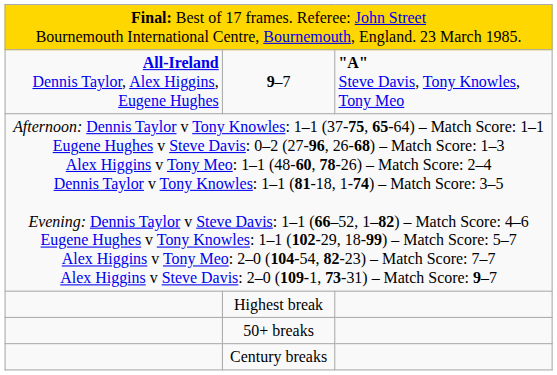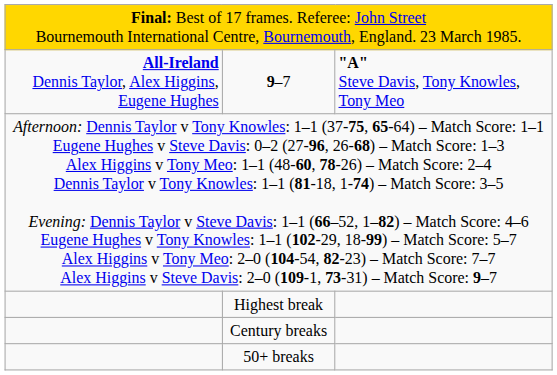rows swapped: (279, 357) <-> (279, 331)
